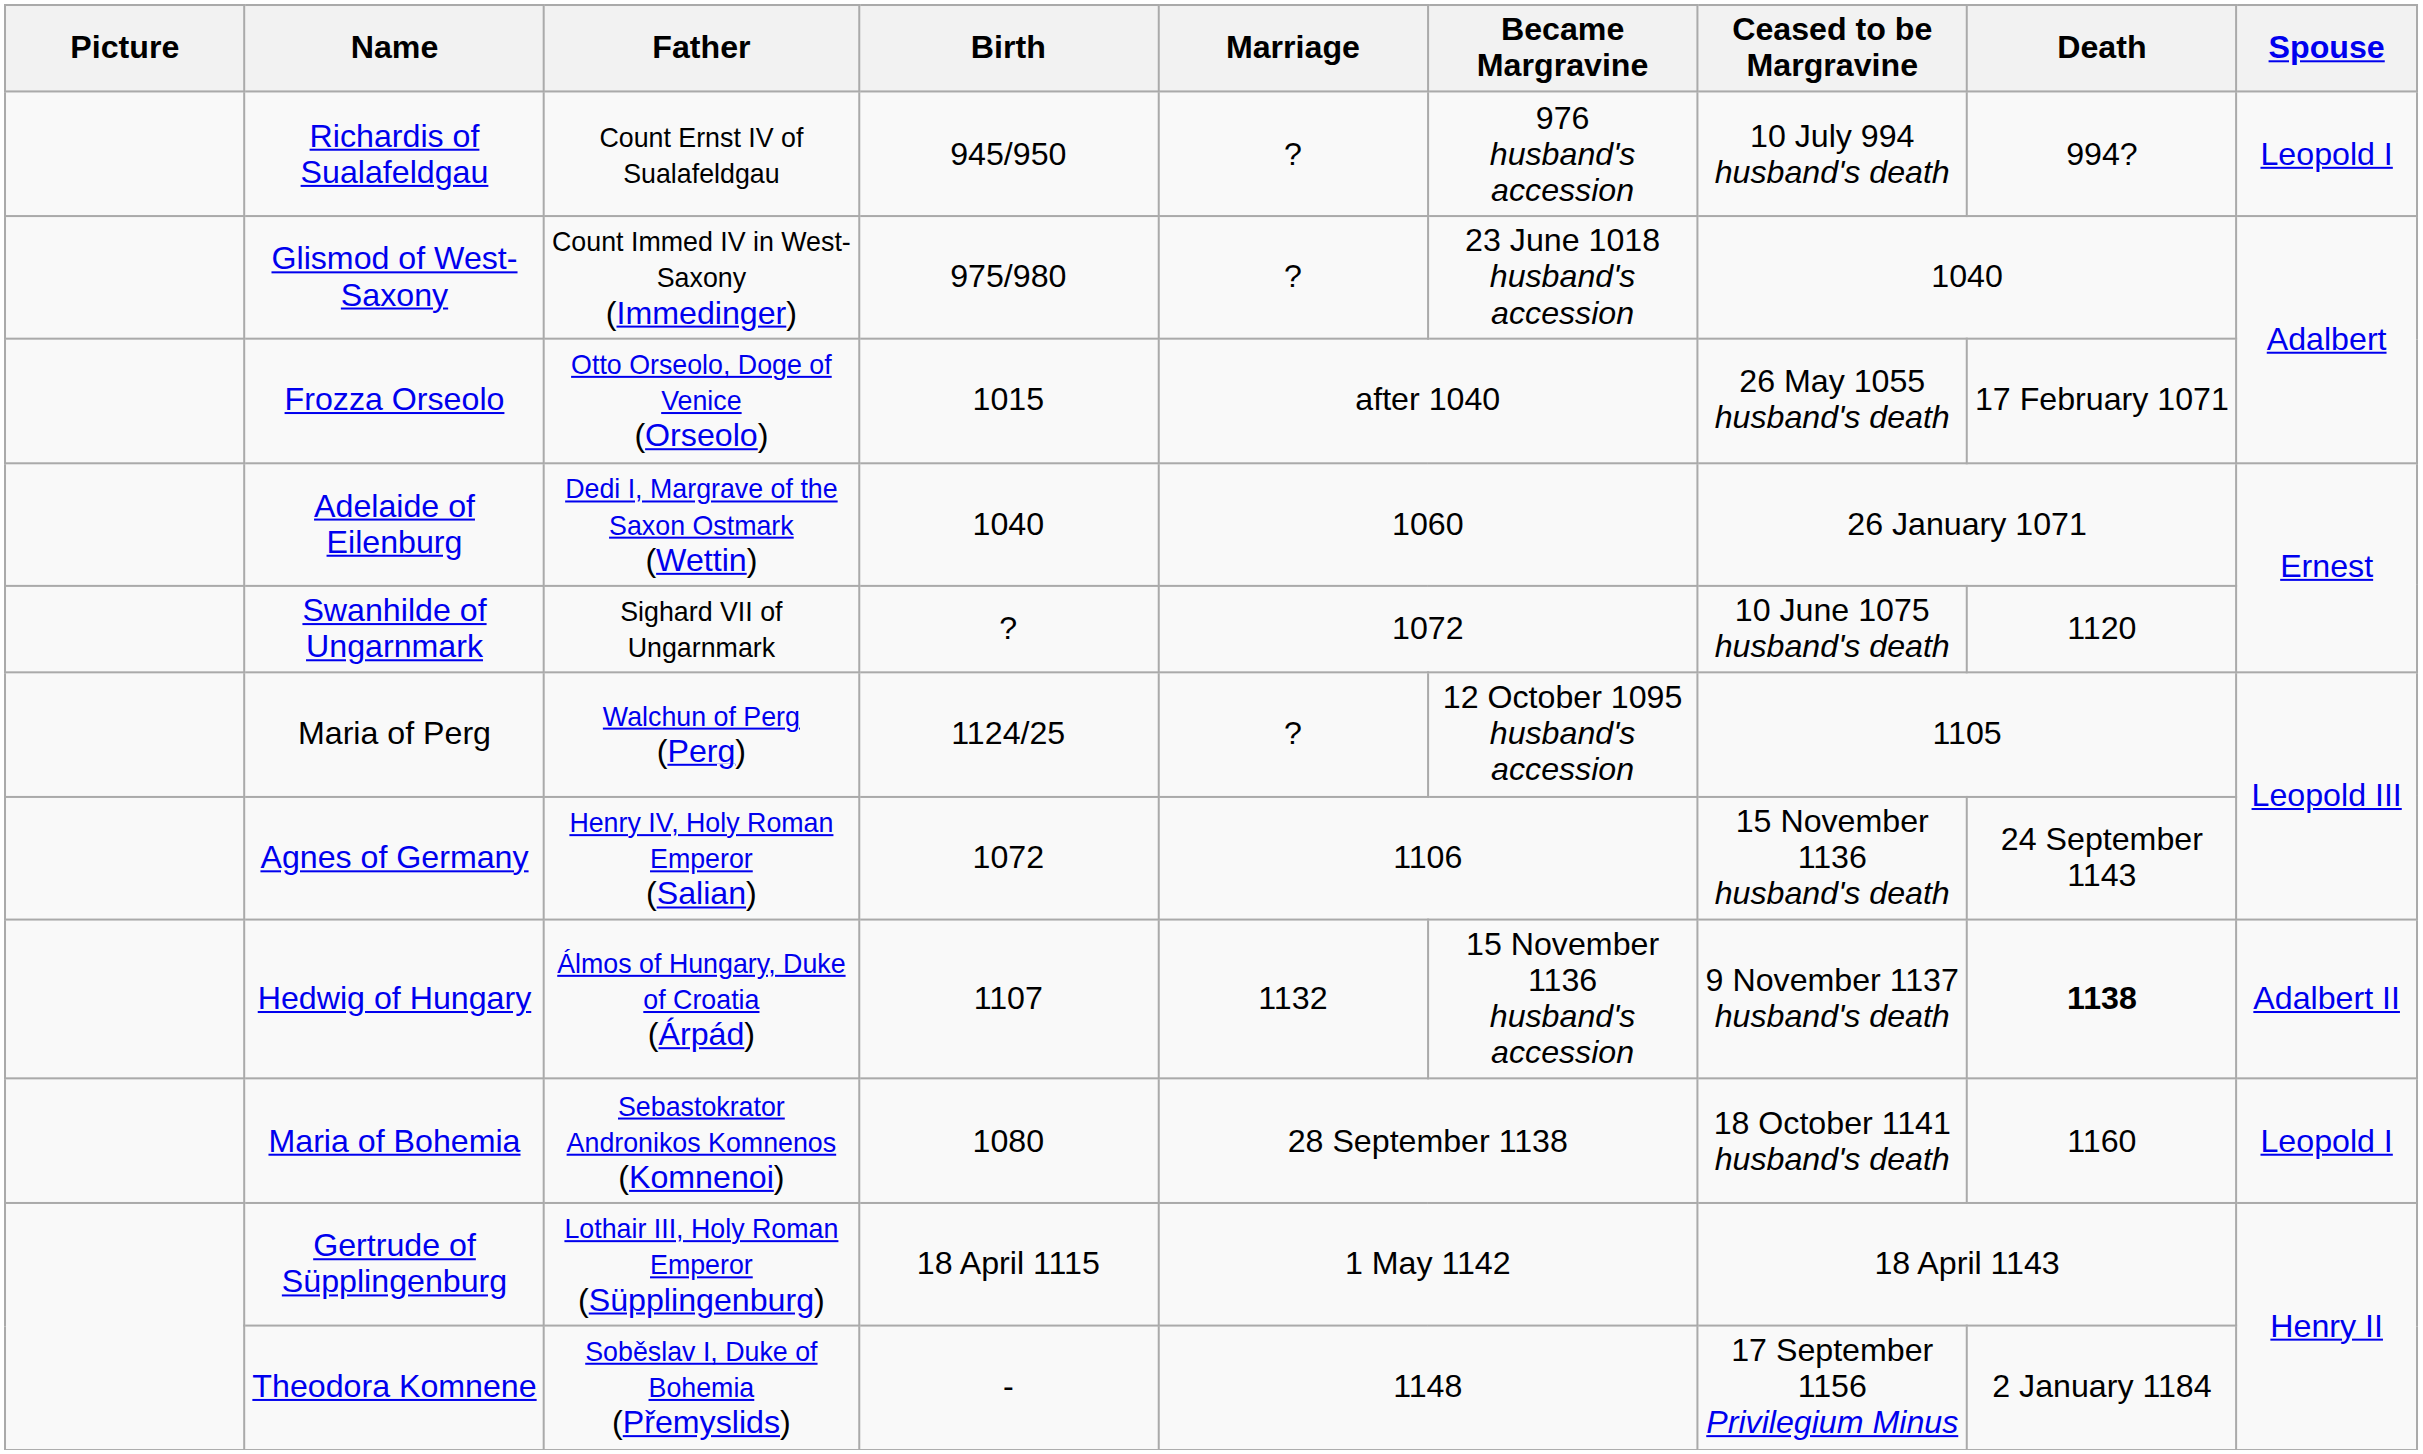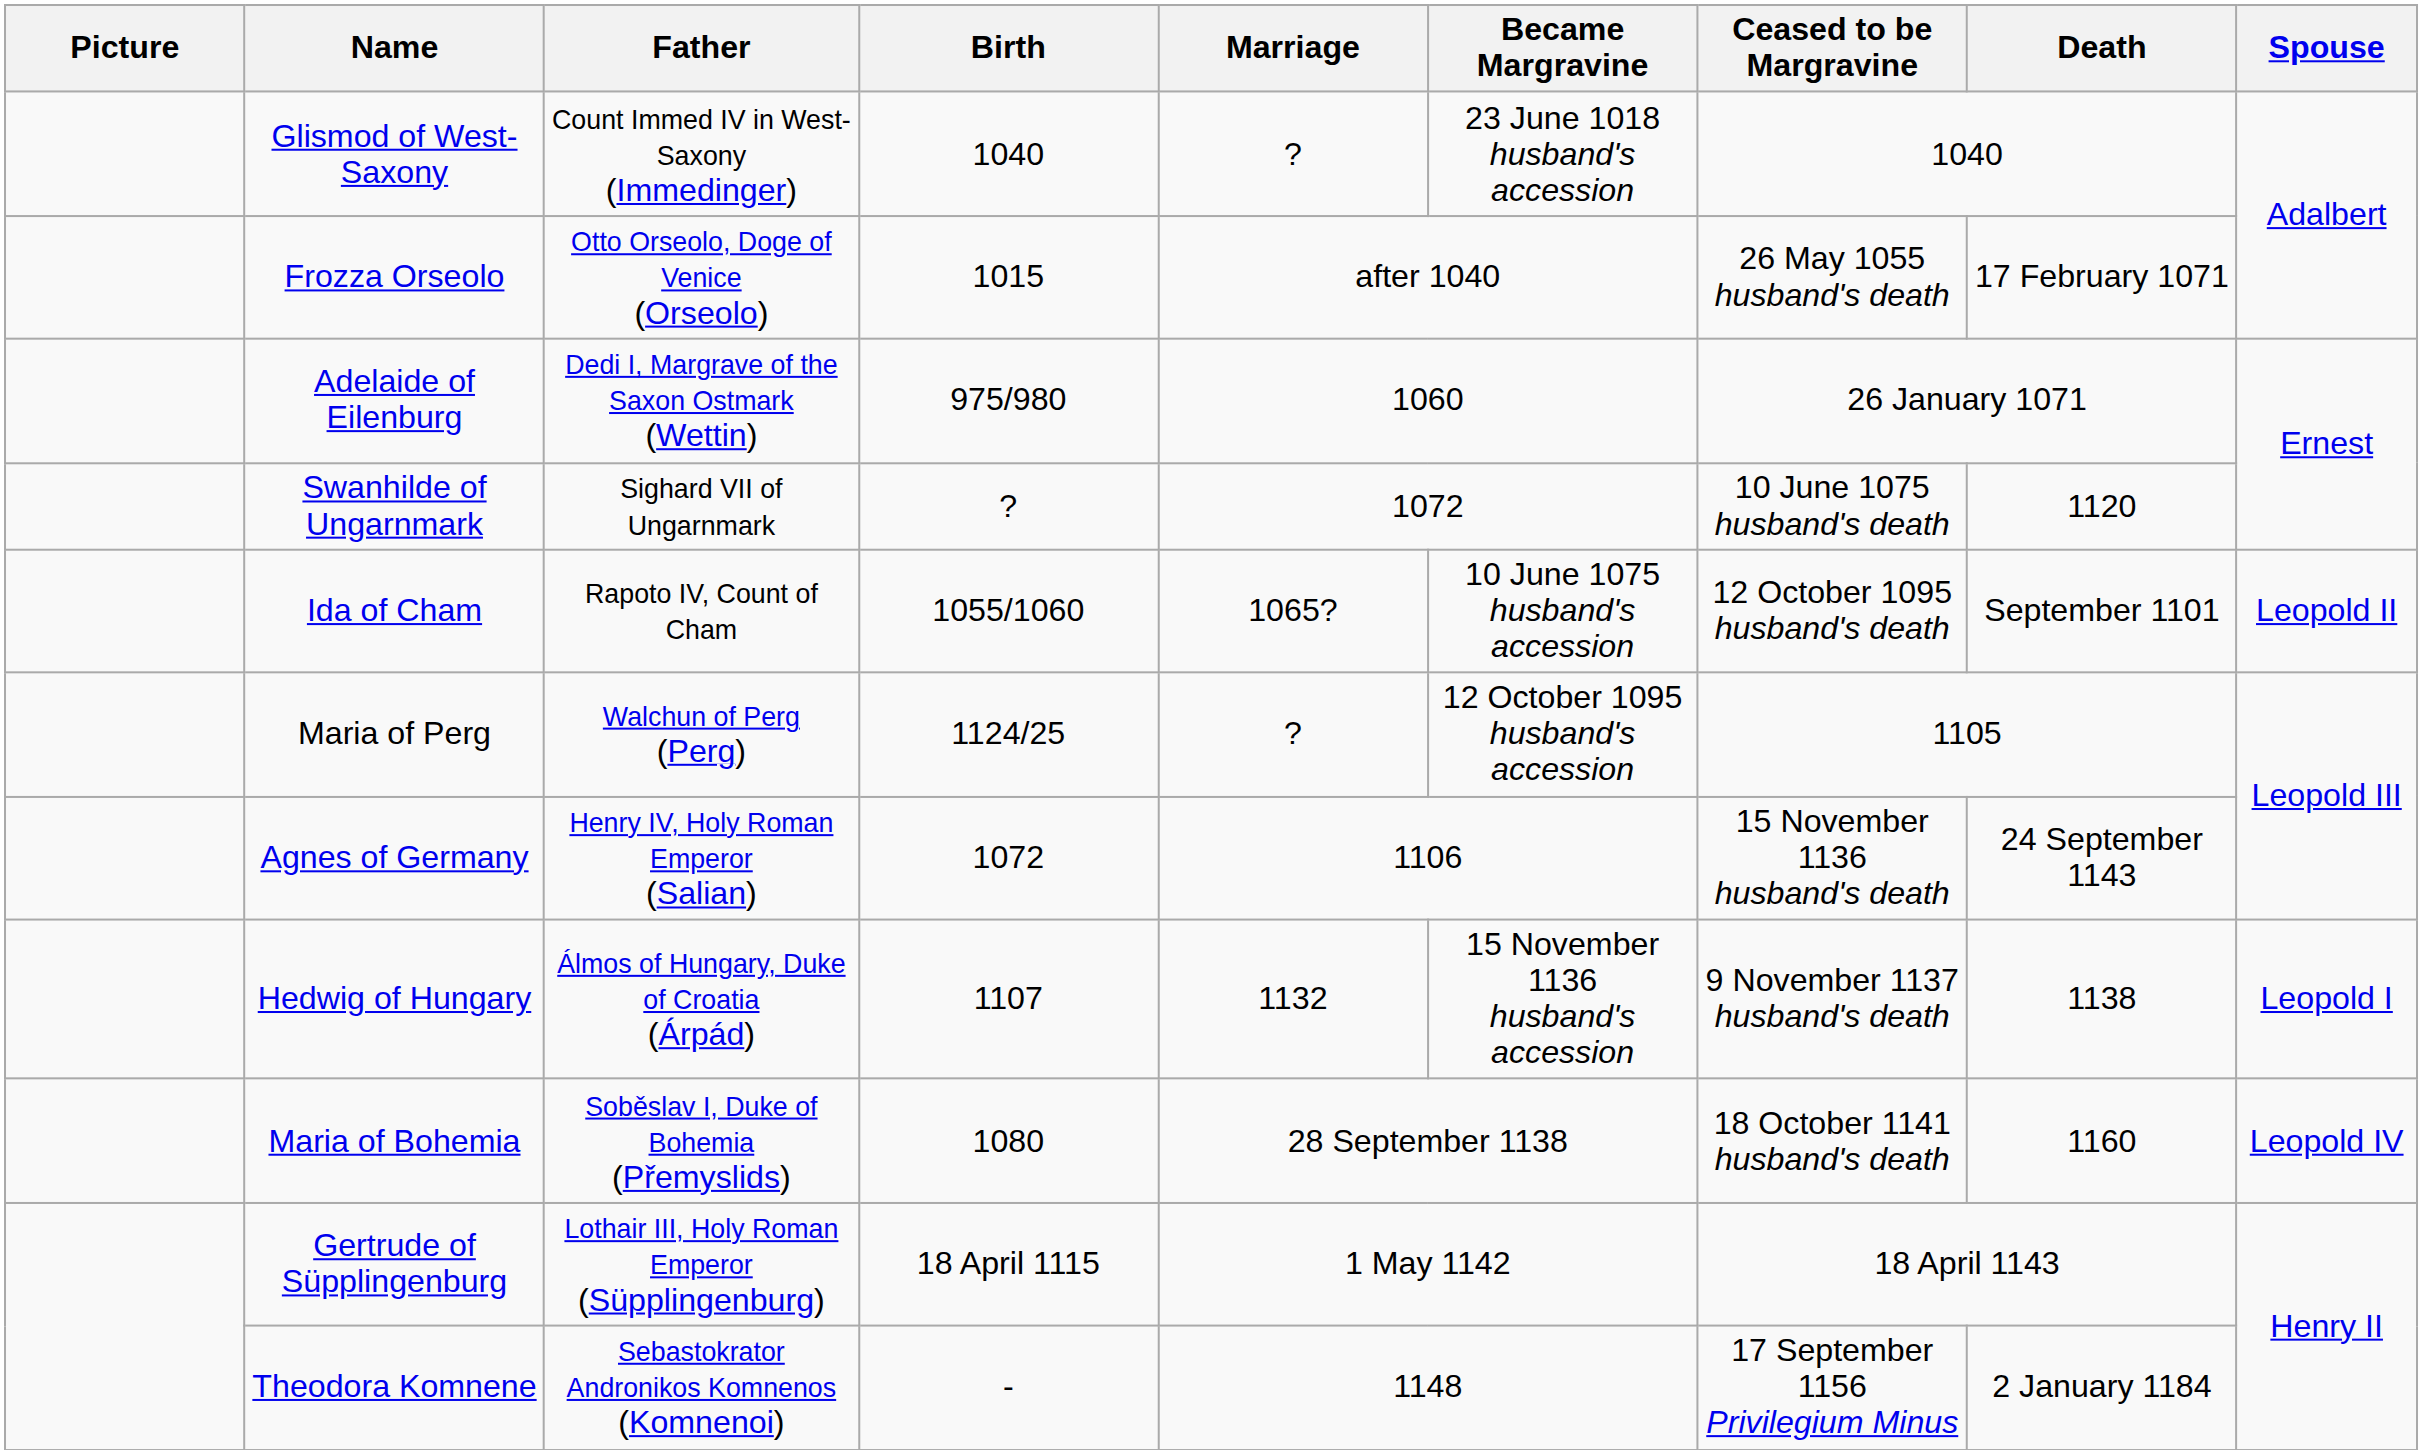- row: (394, 153)
(1008, 276) 975/980 -> (1008, 153) 1040
(1008, 523) 1040 -> (1008, 400) 975/980
+ row: (395, 610)
(2102, 998) bold -> (2102, 998) normal
(2327, 998) Adalbert II -> (2327, 998) Leopold I
(701, 1142) Sebastokrator Andronikos Komnenos (Komnenoi) -> (701, 1142) Soběslav I, Duke of Bohemia (Přemyslids)
(2327, 1140) Leopold I -> (2327, 1140) Leopold IV
(701, 1389) Soběslav I, Duke of Bohemia (Přemyslids) -> (701, 1389) Sebastokrator Andronikos Komnenos (Komnenoi)
